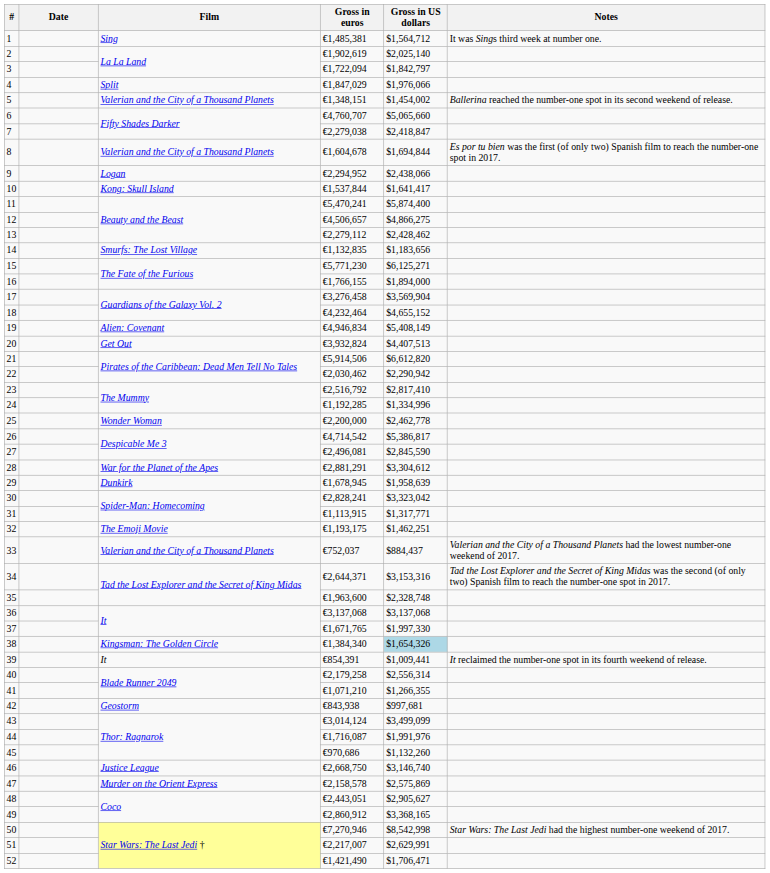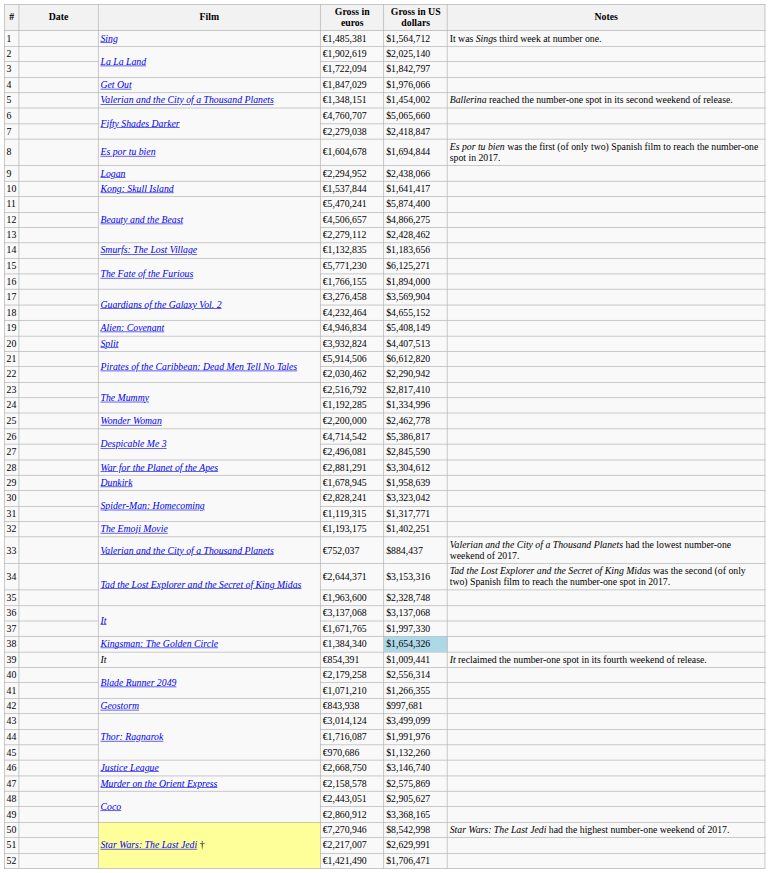(109, 85) Split -> (116, 85) Get Out
(187, 152) Valerian and the City of a Thousand Planets -> (128, 152) Es por tu bien
(116, 343) Get Out -> (109, 343) Split
(345, 514) €1,113,915 -> (345, 514) €1,119,315
(408, 529) $1,462,251 -> (408, 529) $1,402,251
